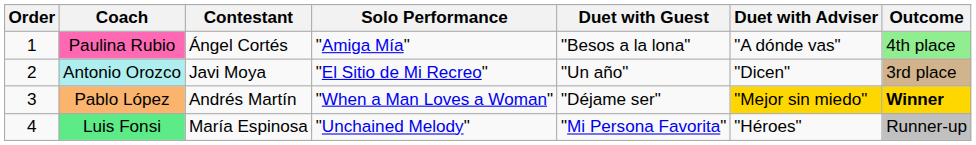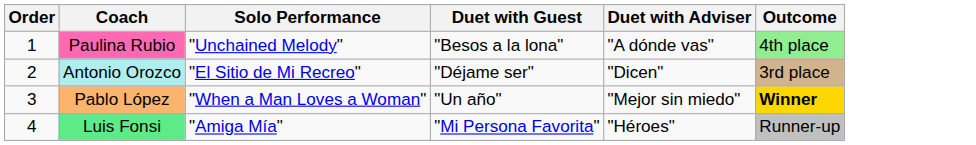- column: (248, 18)
(363, 45) "Amiga Mía" -> (266, 45) "Unchained Melody"
(595, 72) "Un año" -> (484, 72) "Déjame ser"
(611, 99) "Déjame ser" -> (468, 99) "Un año"
(801, 99) gold background -> (674, 99) no background
(393, 126) "Unchained Melody" -> (236, 126) "Amiga Mía"
